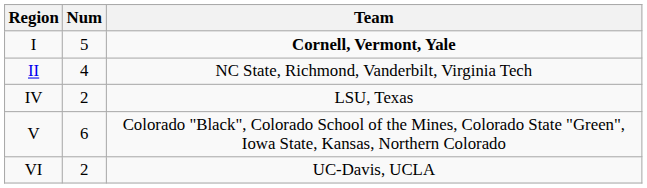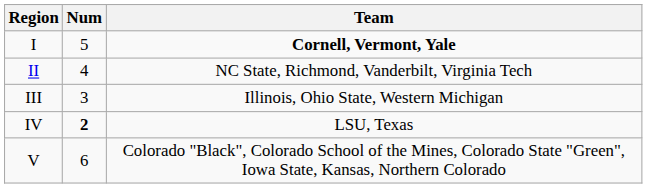+ row: (34, 97)
(84, 97) normal -> (84, 124) bold
- row: (34, 169)
